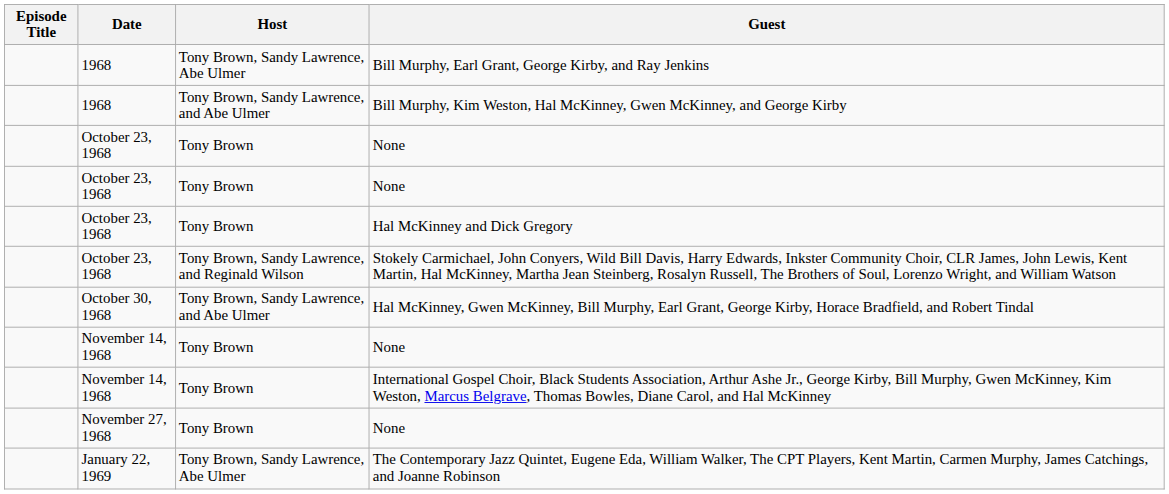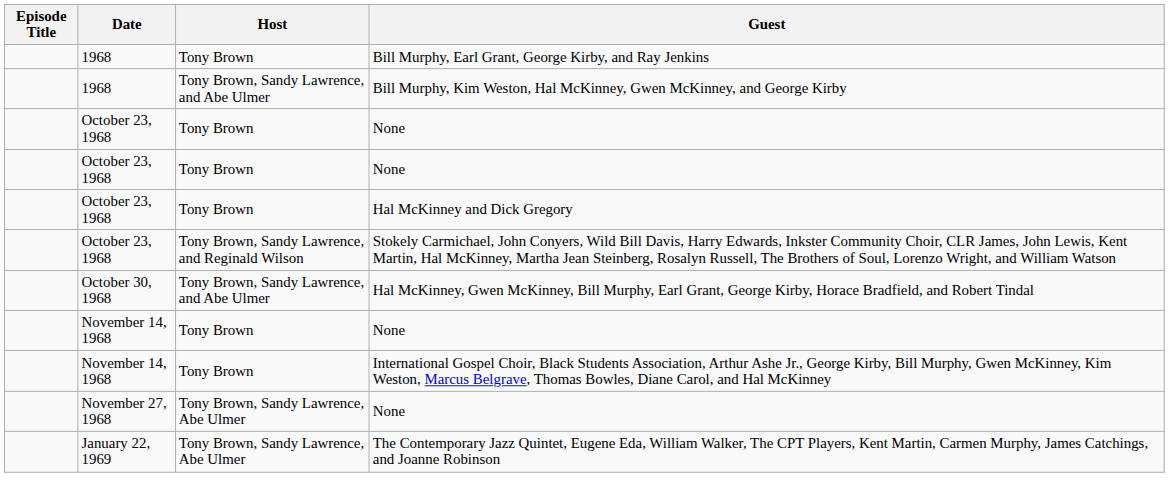(272, 65) Tony Brown, Sandy Lawrence, Abe Ulmer -> (216, 56) Tony Brown
(216, 428) Tony Brown -> (272, 411) Tony Brown, Sandy Lawrence, Abe Ulmer
